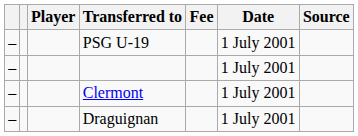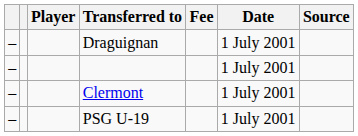rows swapped: (120, 118) <-> (116, 42)
